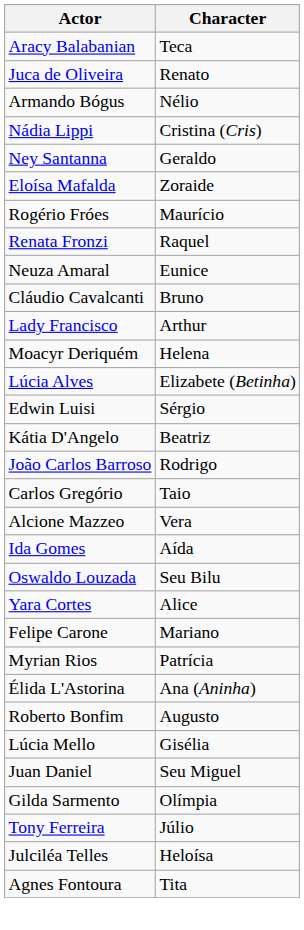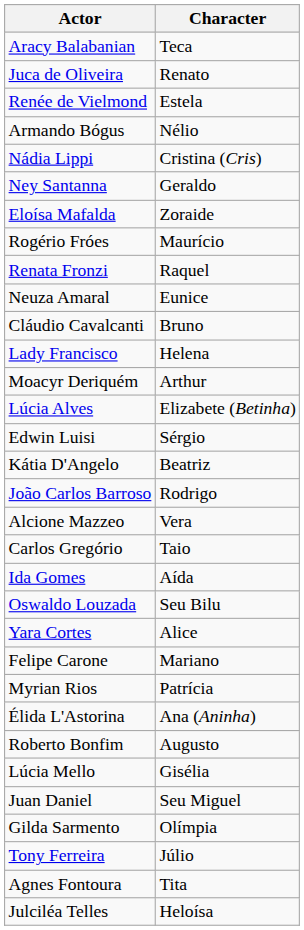+ row: (78, 102)
(183, 325) Arthur -> (184, 353) Helena
(184, 353) Helena -> (183, 381) Arthur
rows swapped: (67, 520) <-> (66, 492)
rows swapped: (58, 855) <-> (65, 883)
